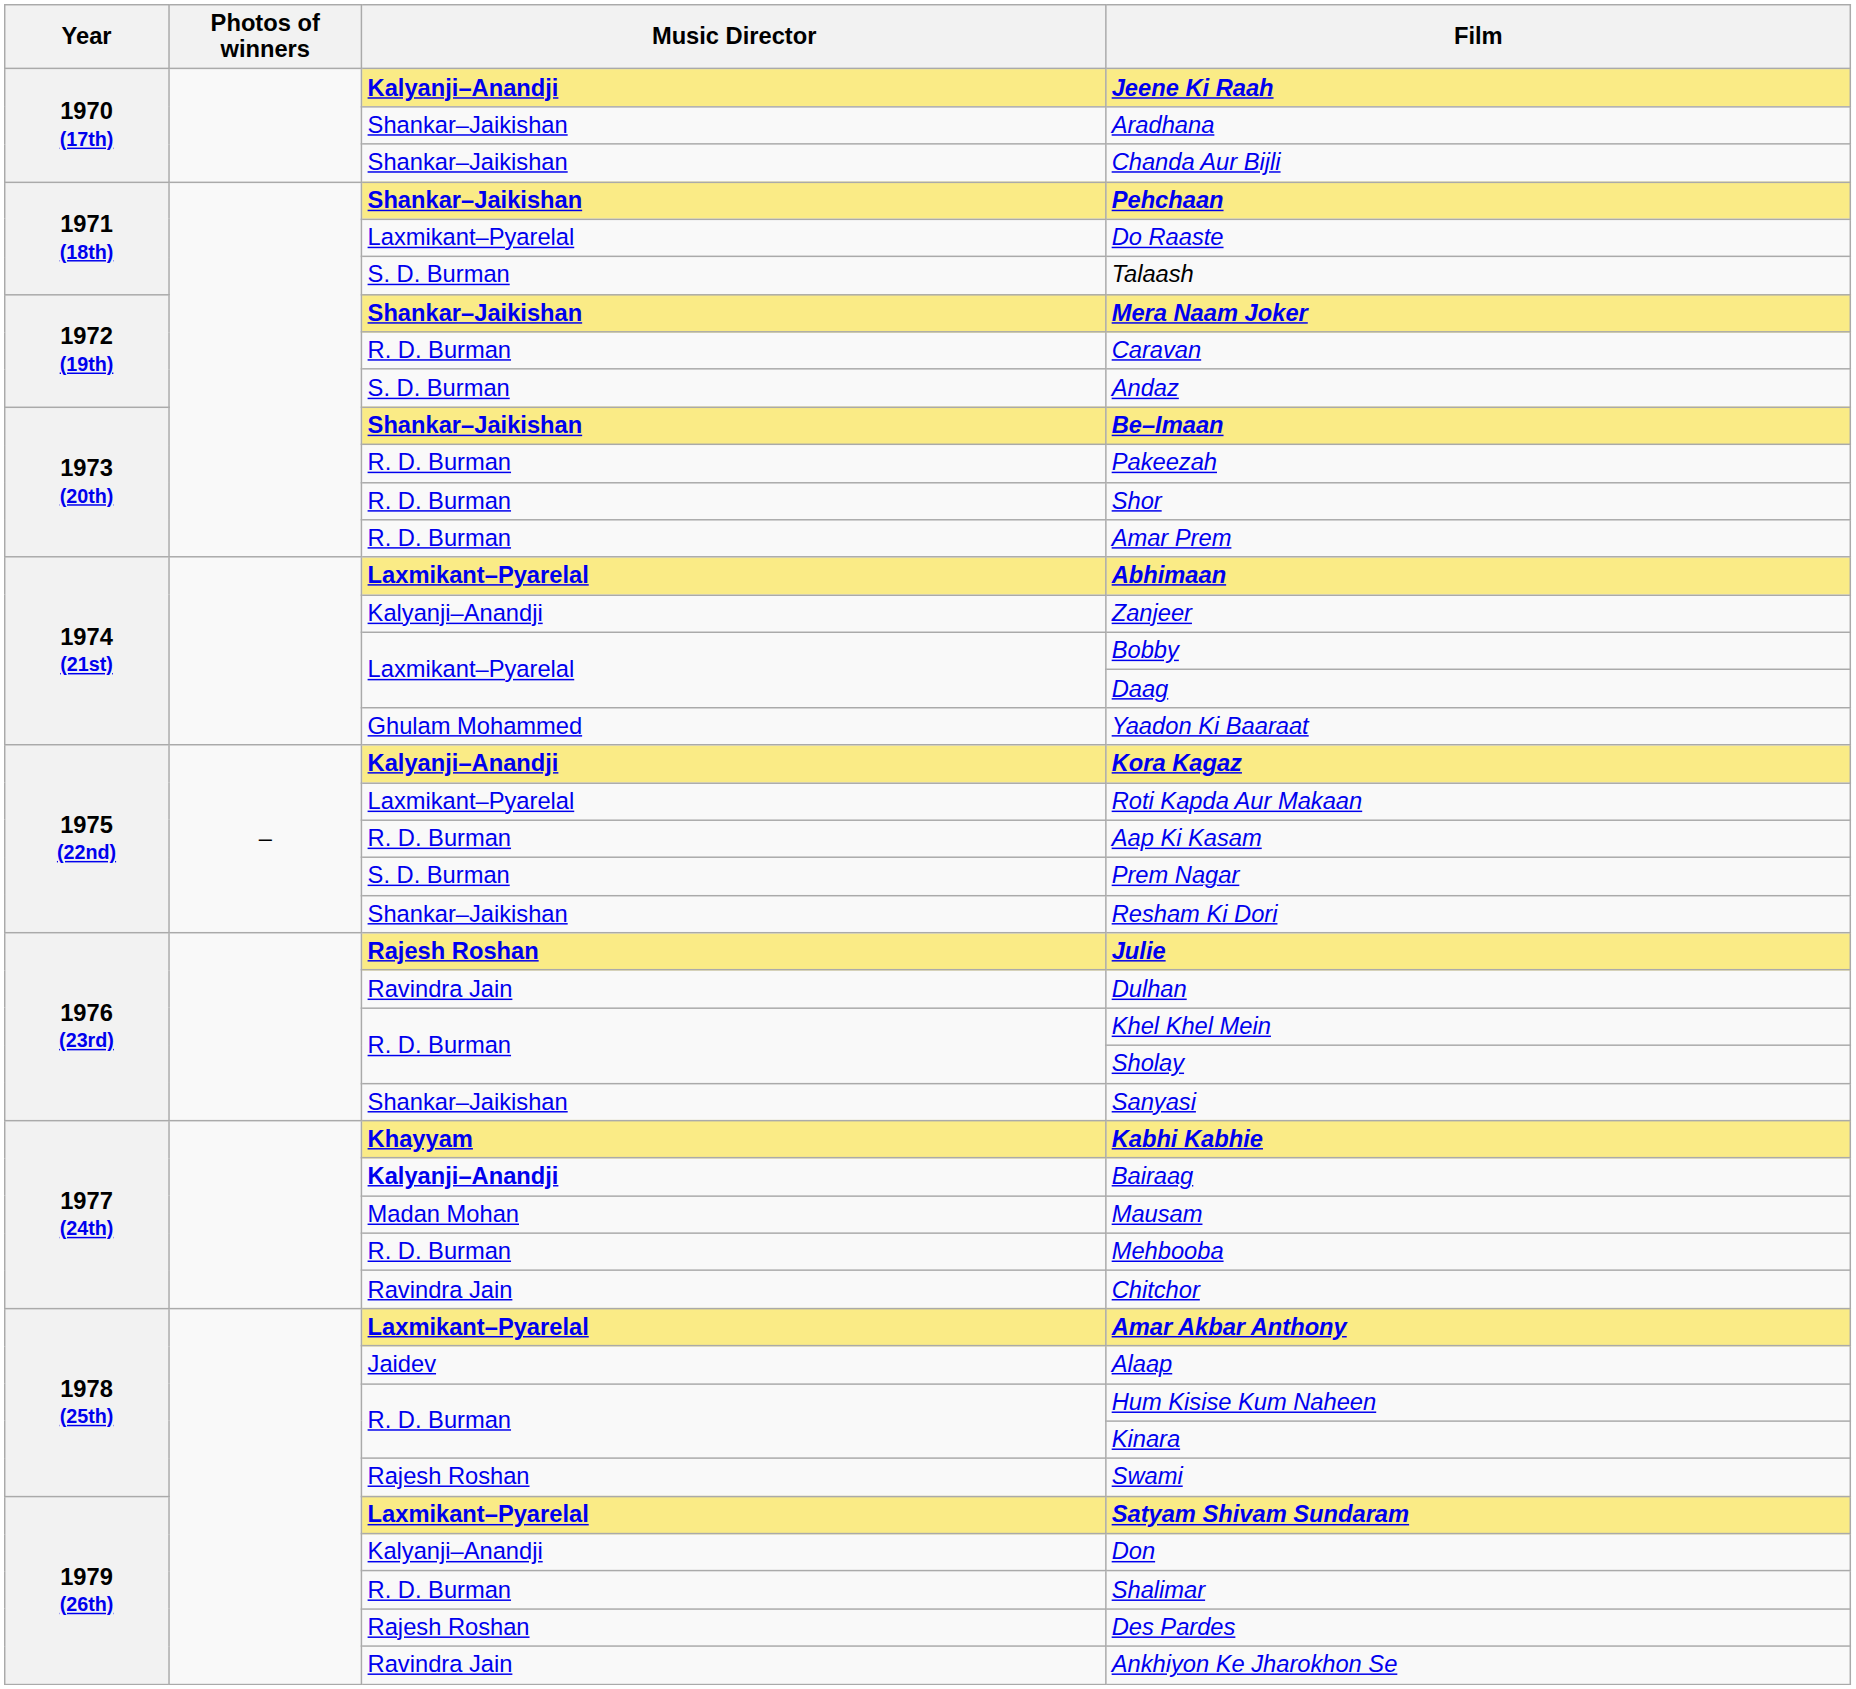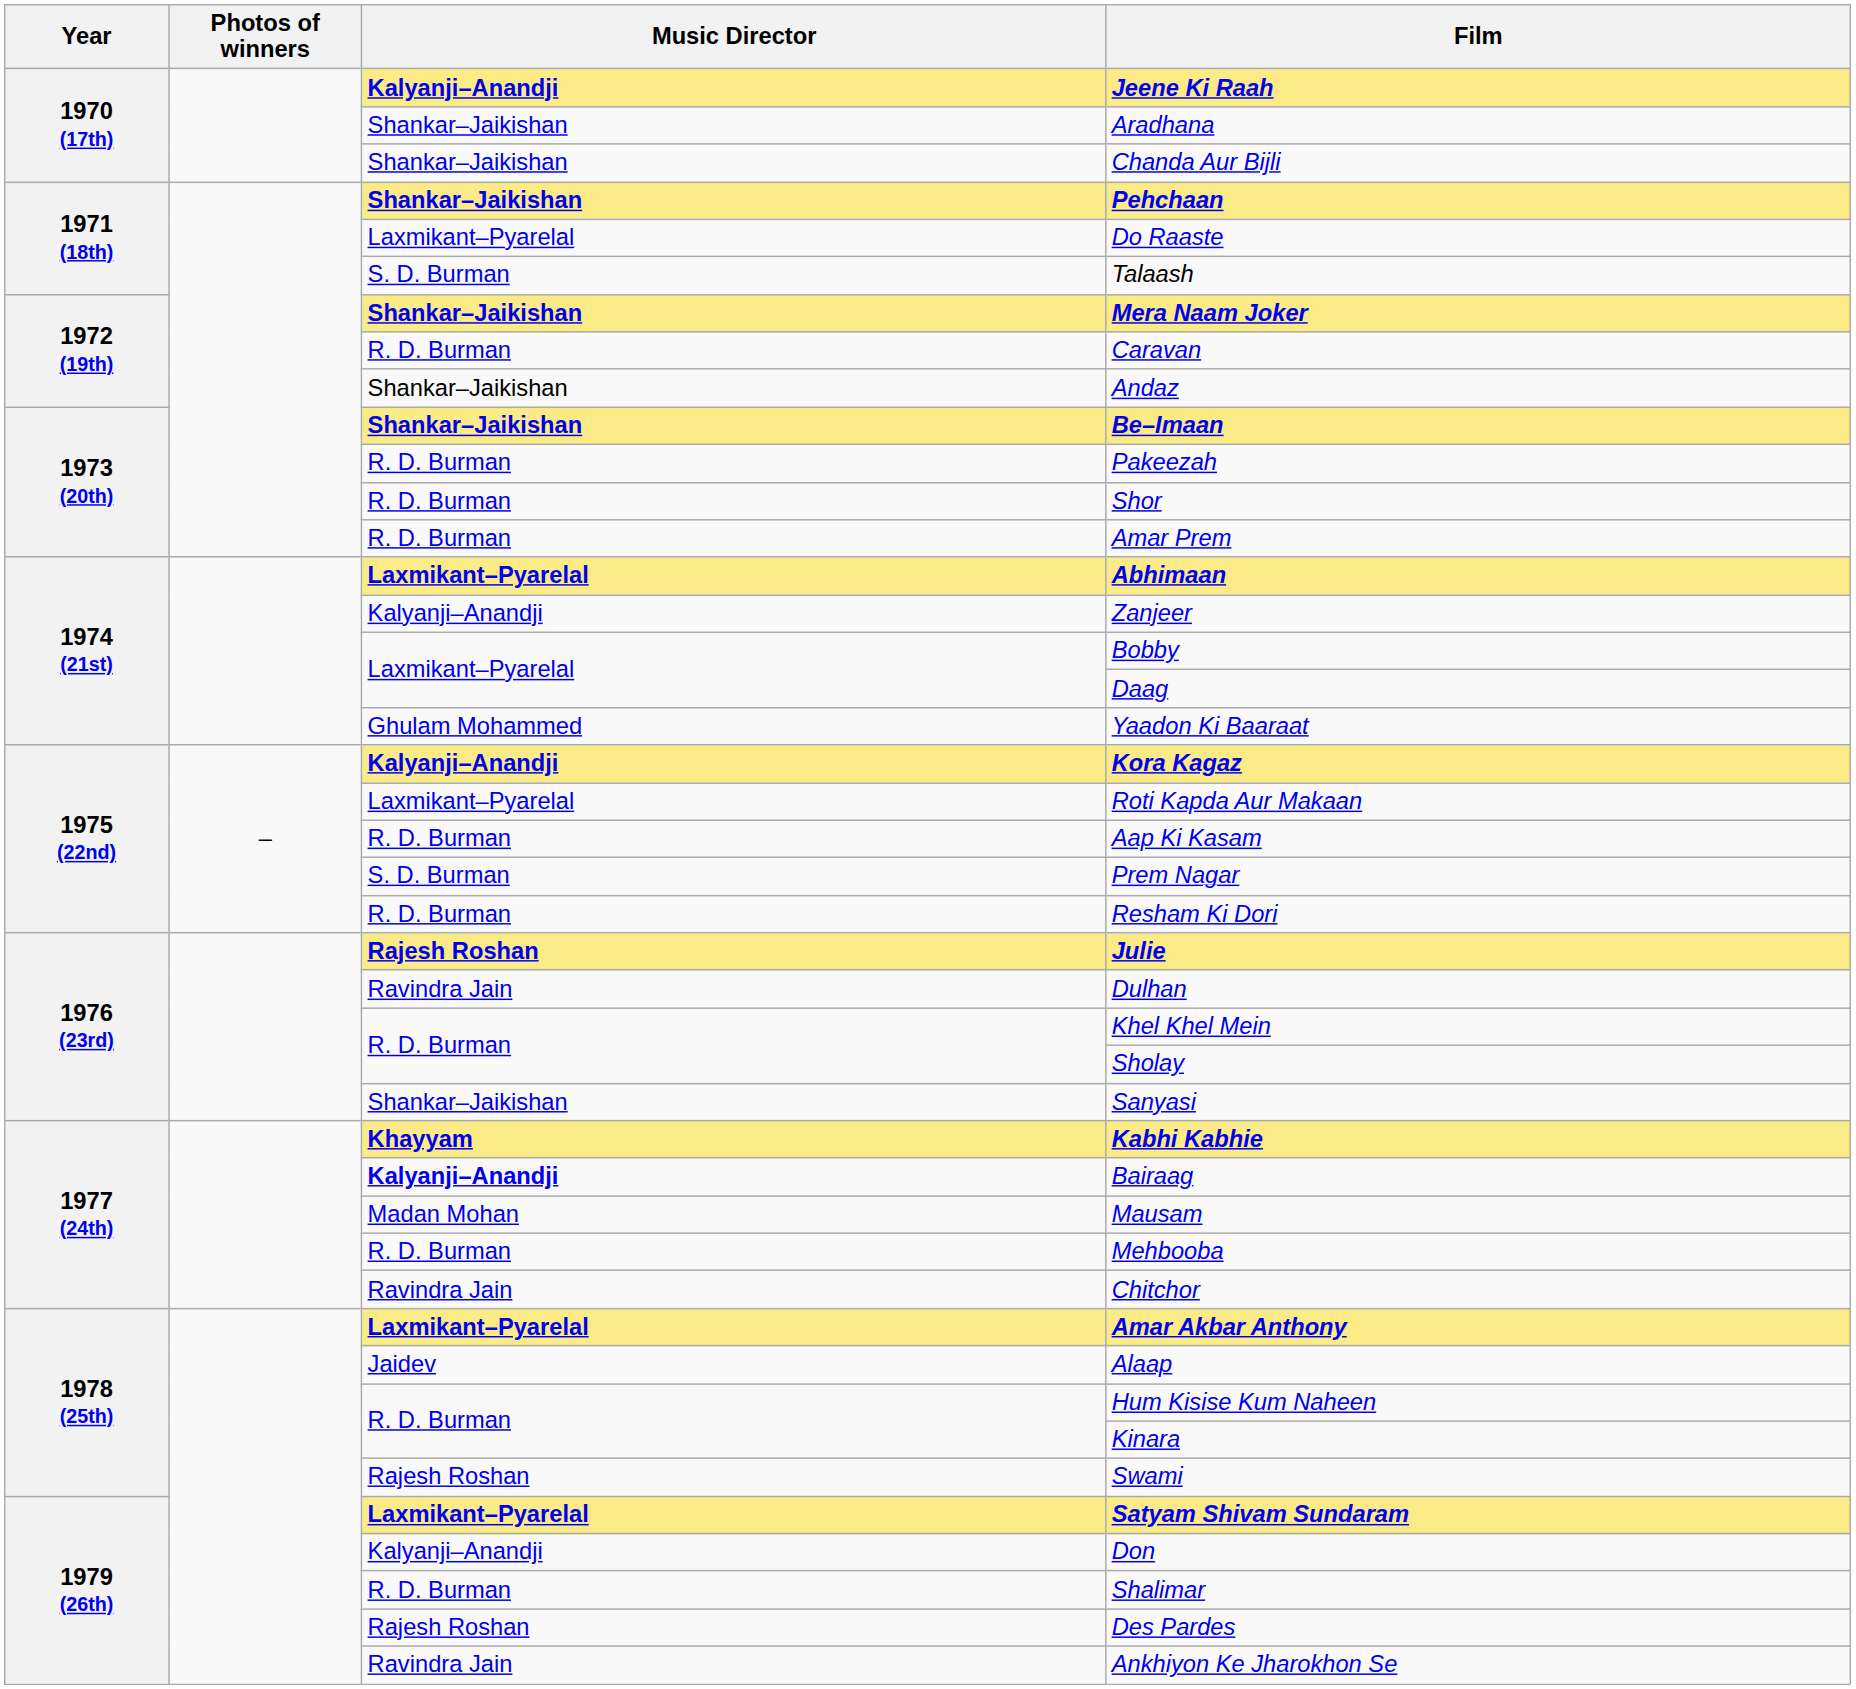(439, 387) S. D. Burman -> (468, 387) Shankar–Jaikishan
(468, 913) Shankar–Jaikishan -> (439, 913) R. D. Burman
